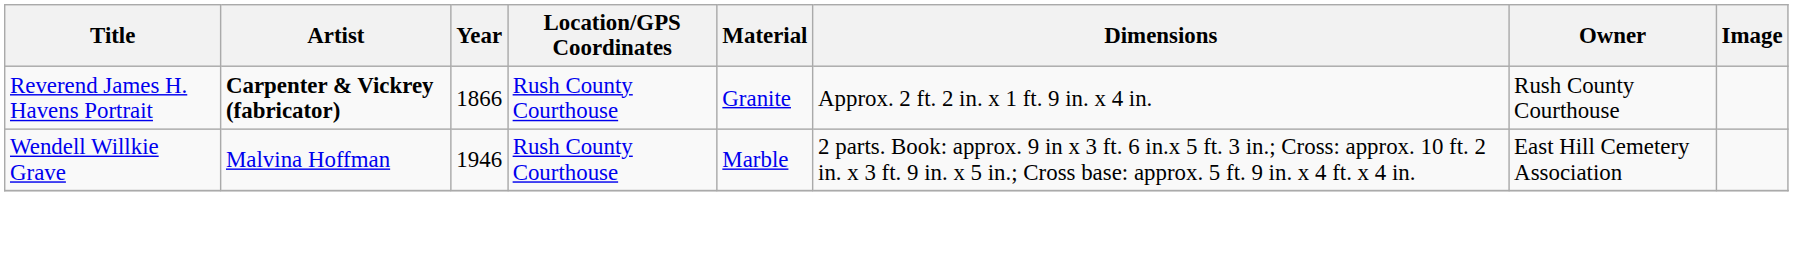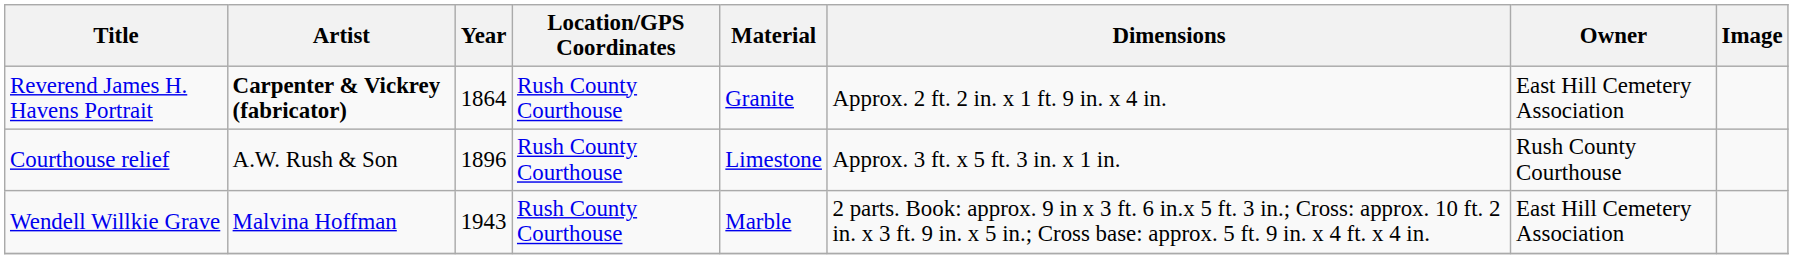(479, 97) 1866 -> (484, 97) 1864
(1574, 97) Rush County Courthouse -> (1604, 97) East Hill Cemetery Association
+ row: (90, 159)
(479, 159) 1946 -> (484, 221) 1943
